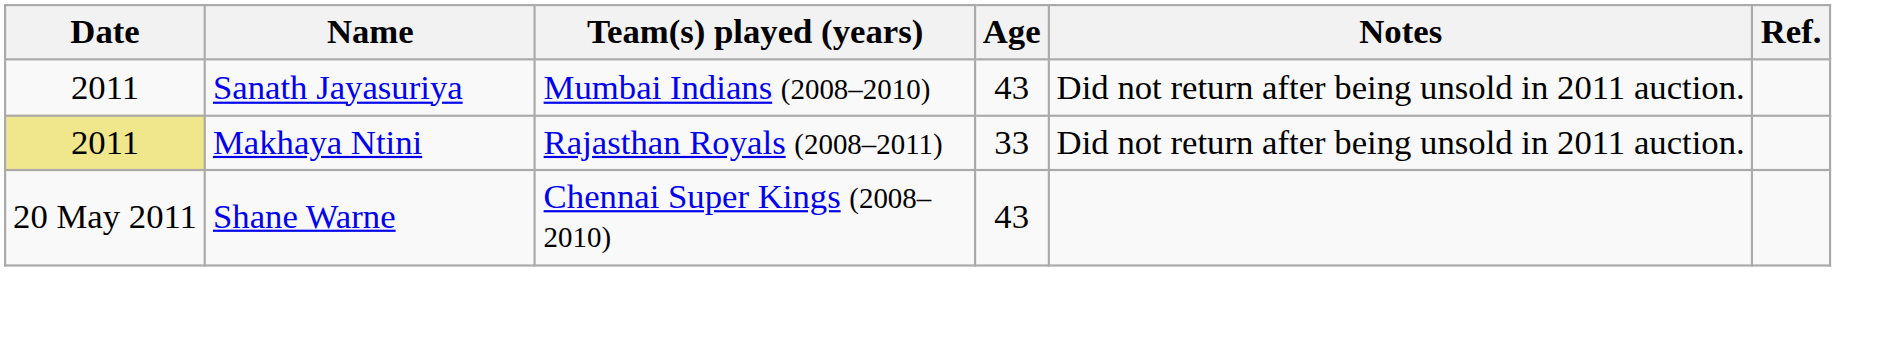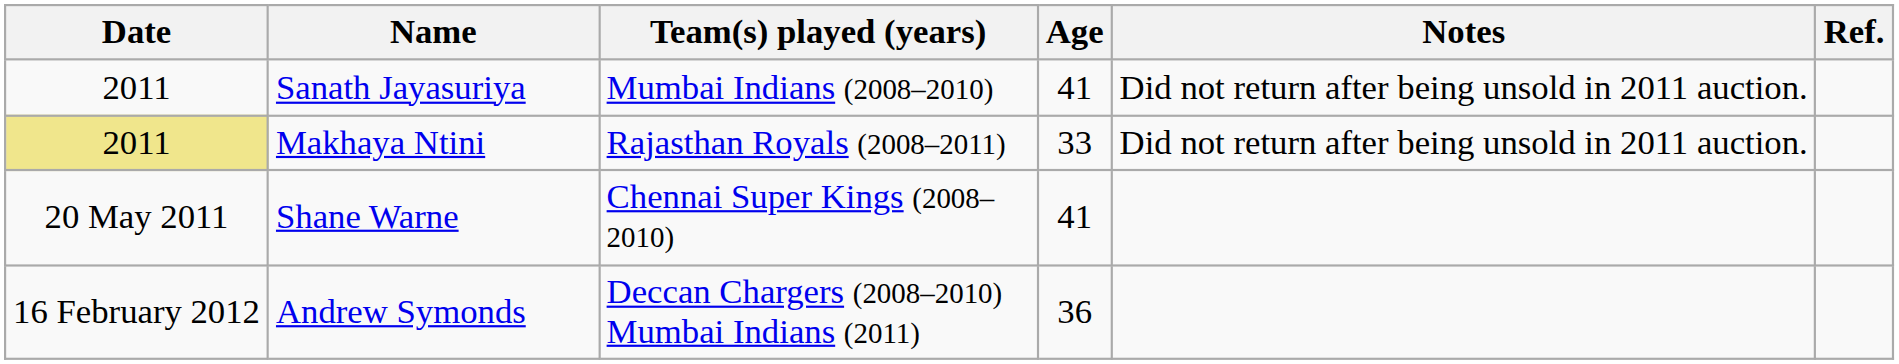(1012, 87) 43 -> (1075, 87) 41
(1012, 216) 43 -> (1075, 216) 41
+ row: (401, 310)
